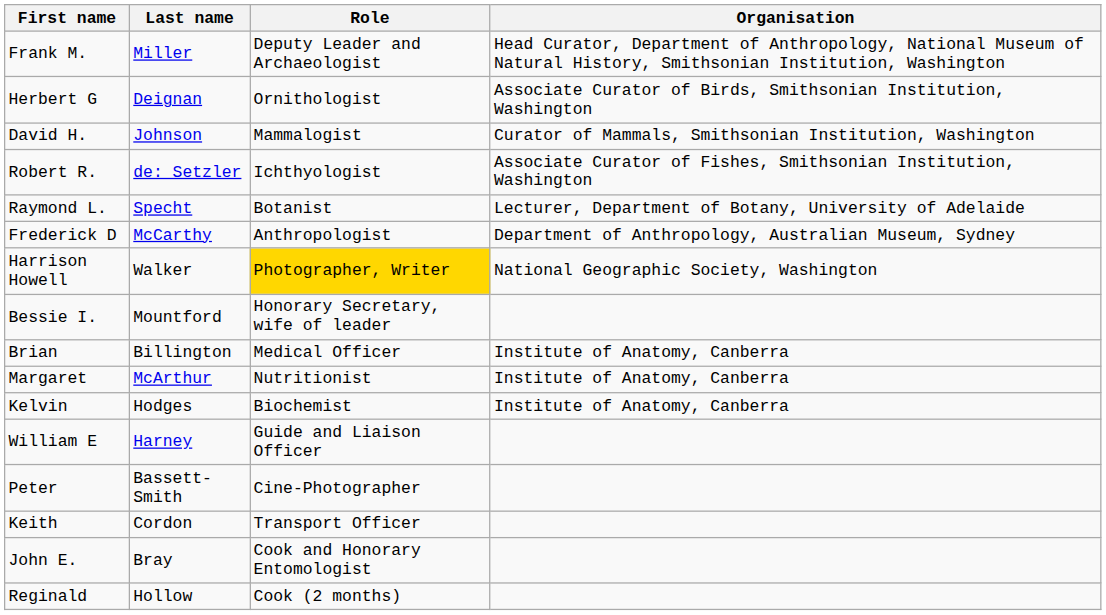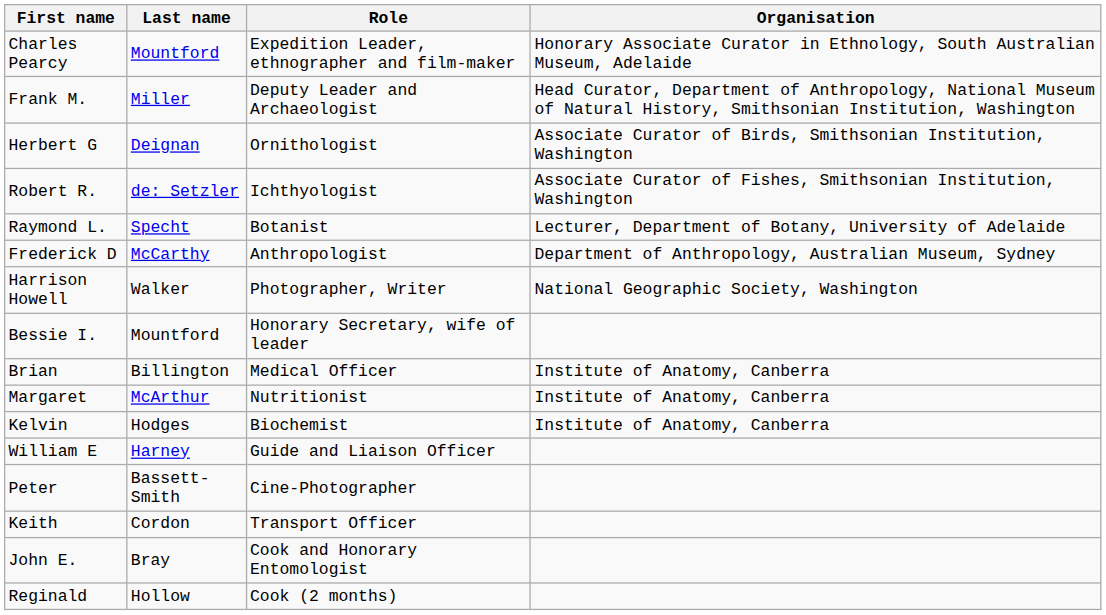+ row: (43, 54)
- row: (48, 136)
(352, 271) gold background -> (348, 290) no background
